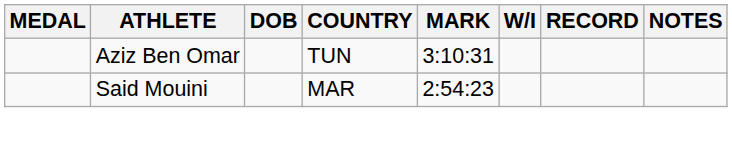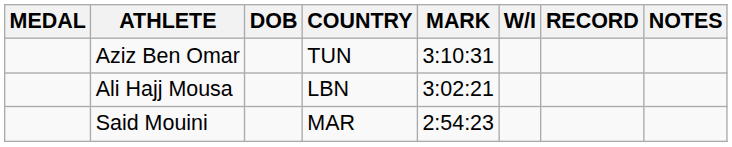+ row: (164, 89)
